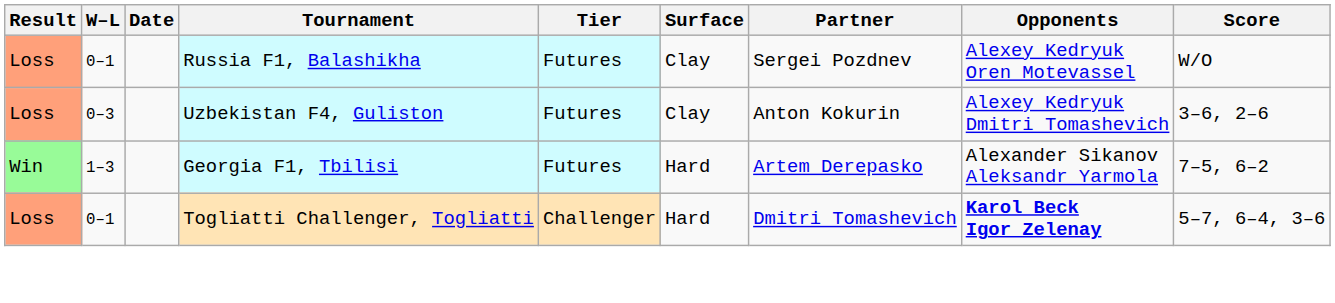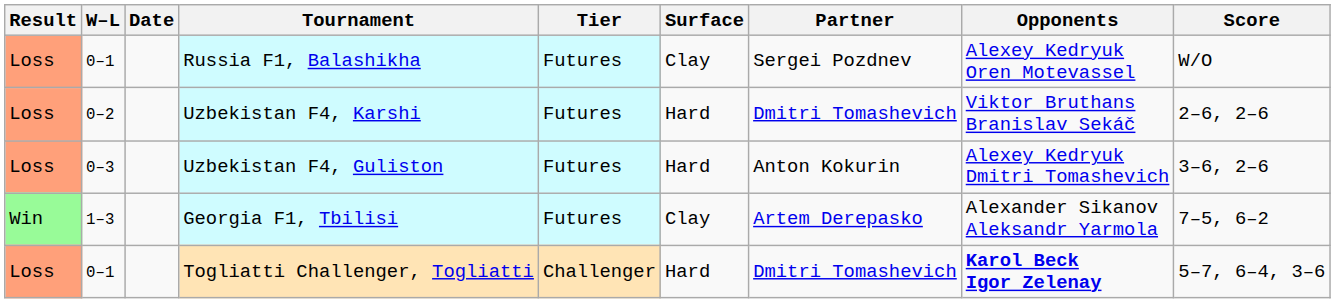+ row: (302, 114)
(688, 114) Clay -> (688, 167) Hard
(688, 167) Hard -> (688, 219) Clay
